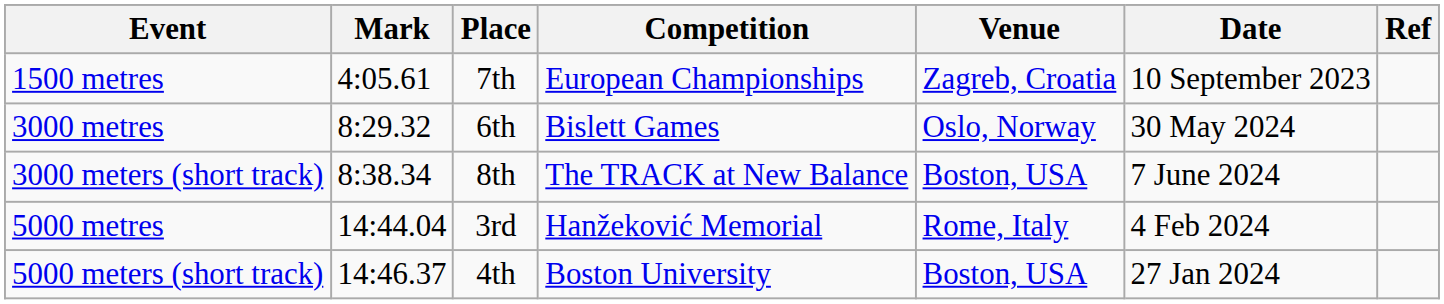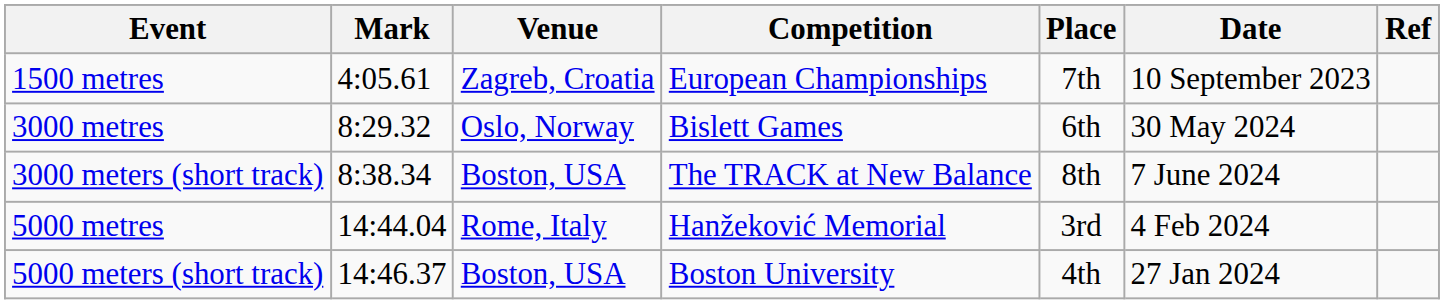columns swapped: (496, 28) <-> (1019, 28)
